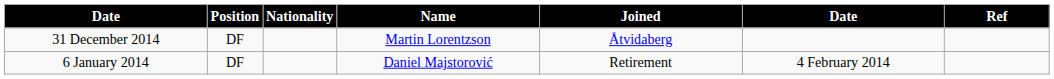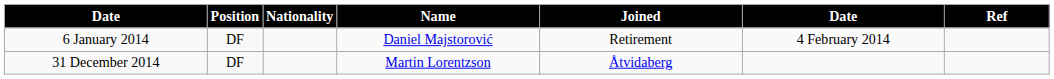rows swapped: (106, 63) <-> (106, 39)
